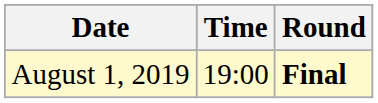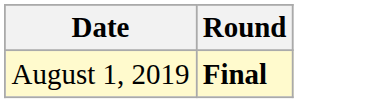- column: (236, 27)
